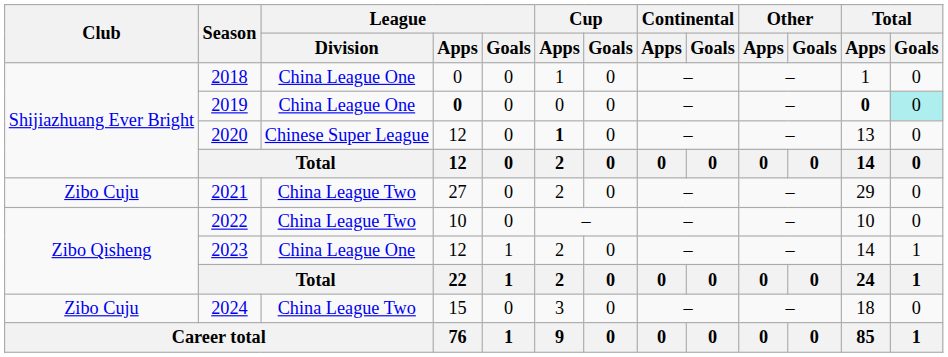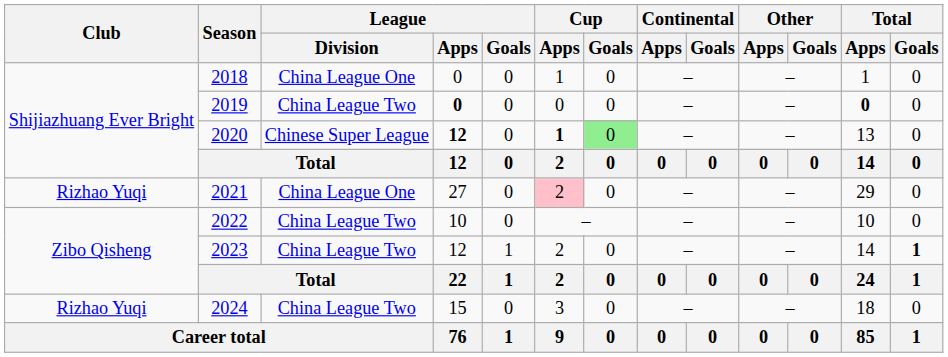(347, 105) China League One -> (347, 105) China League Two
(916, 105) paleturquoise background -> (916, 105) no background
(458, 134) normal -> (458, 134) bold
(610, 134) no background -> (610, 134) lightgreen background
(101, 192) Zibo Cuju -> (101, 192) Rizhao Yuqi
(347, 192) China League Two -> (347, 192) China League One
(559, 192) no background -> (559, 192) pink background
(347, 250) China League One -> (347, 250) China League Two
(916, 250) normal -> (916, 250) bold
(101, 308) Zibo Cuju -> (101, 308) Rizhao Yuqi
